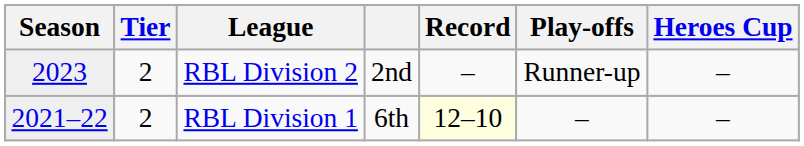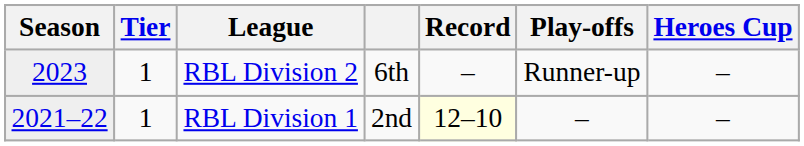(146, 72) 2 -> (146, 72) 1
(392, 72) 2nd -> (391, 72) 6th
(146, 117) 2 -> (146, 117) 1
(391, 117) 6th -> (392, 117) 2nd
